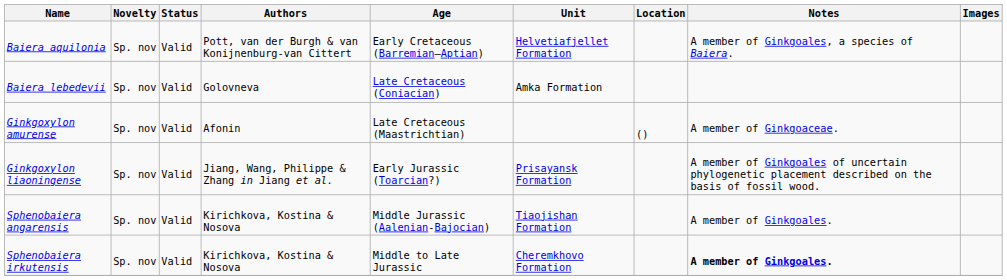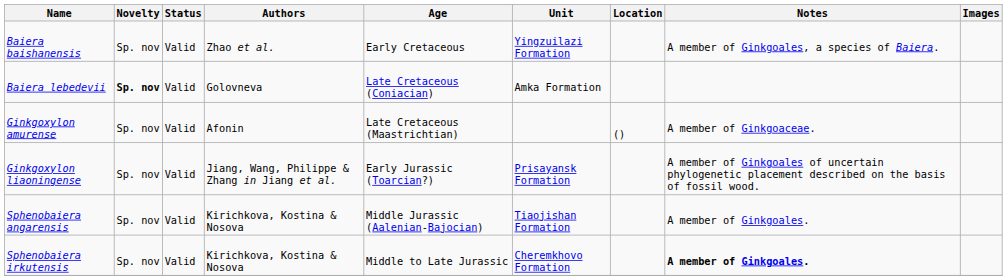- row: (56, 47)
+ row: (44, 47)
(135, 88) normal -> (138, 88) bold
